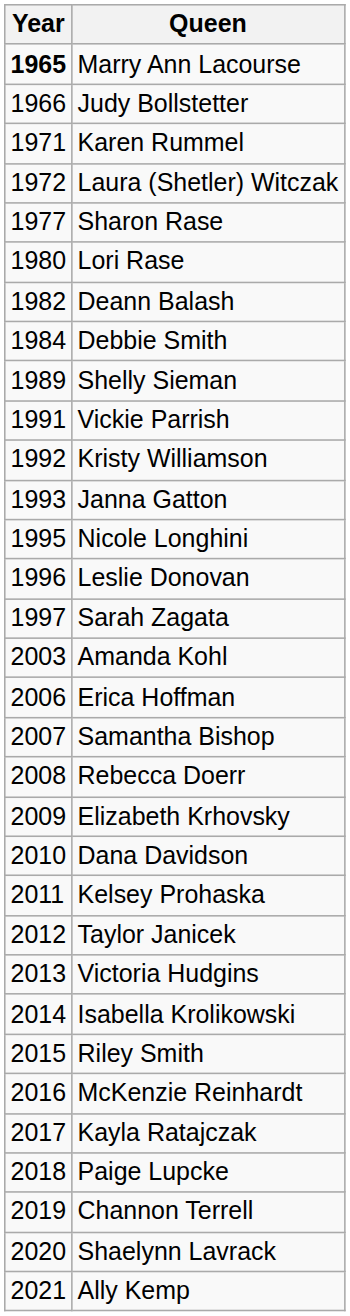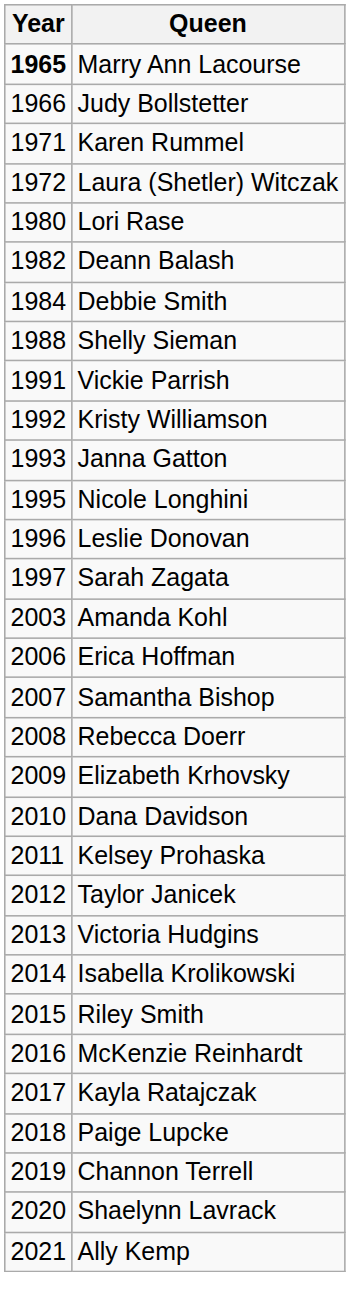- row: (150, 222)
(38, 380) 1989 -> (38, 340) 1988
